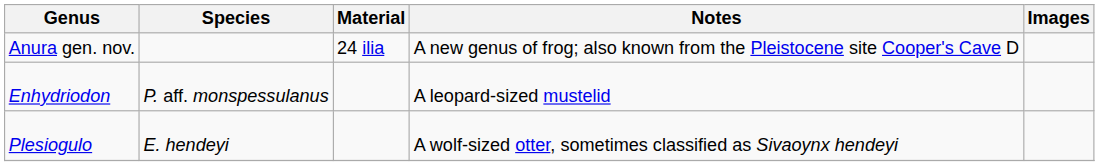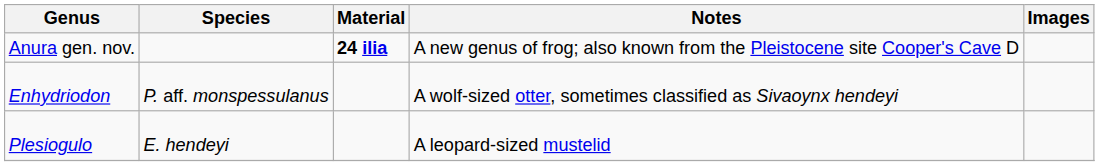(361, 47) normal -> (362, 47) bold
(512, 96) A leopard-sized mustelid -> (656, 96) A wolf-sized otter, sometimes classified as Sivaoynx hendeyi
(656, 145) A wolf-sized otter, sometimes classified as Sivaoynx hendeyi -> (512, 145) A leopard-sized mustelid
